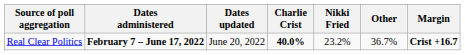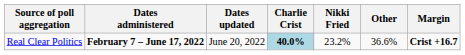(291, 41) no background -> (291, 41) lightblue background
(384, 41) 36.7% -> (384, 41) 36.6%
